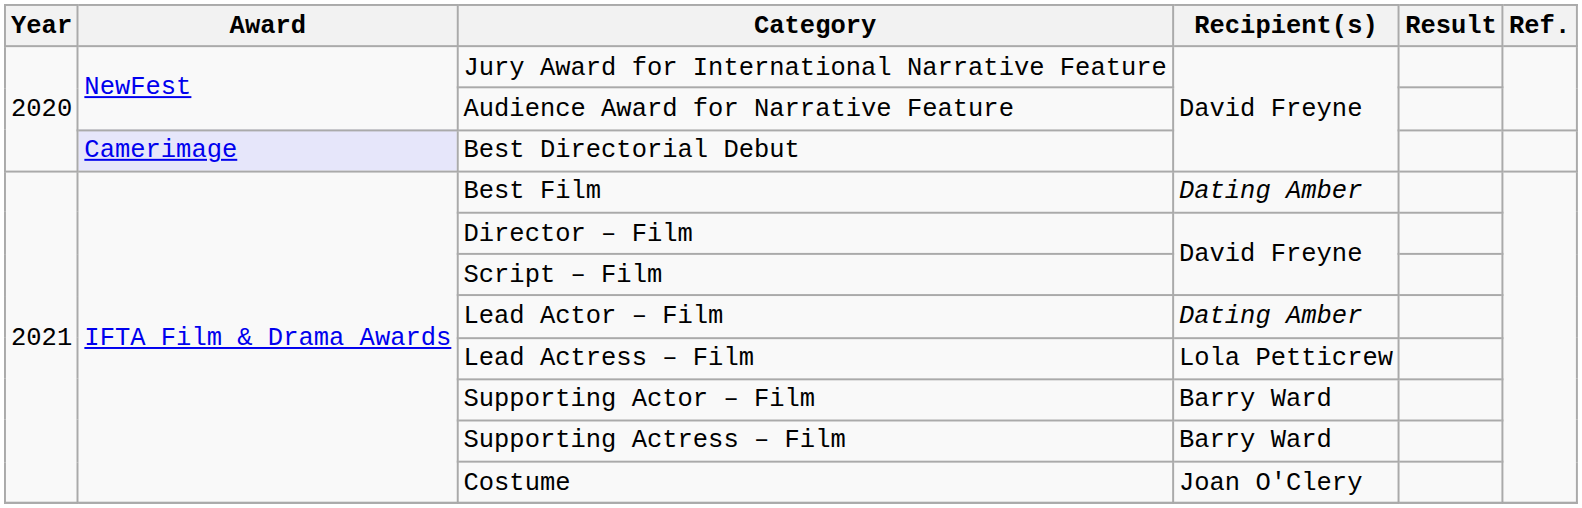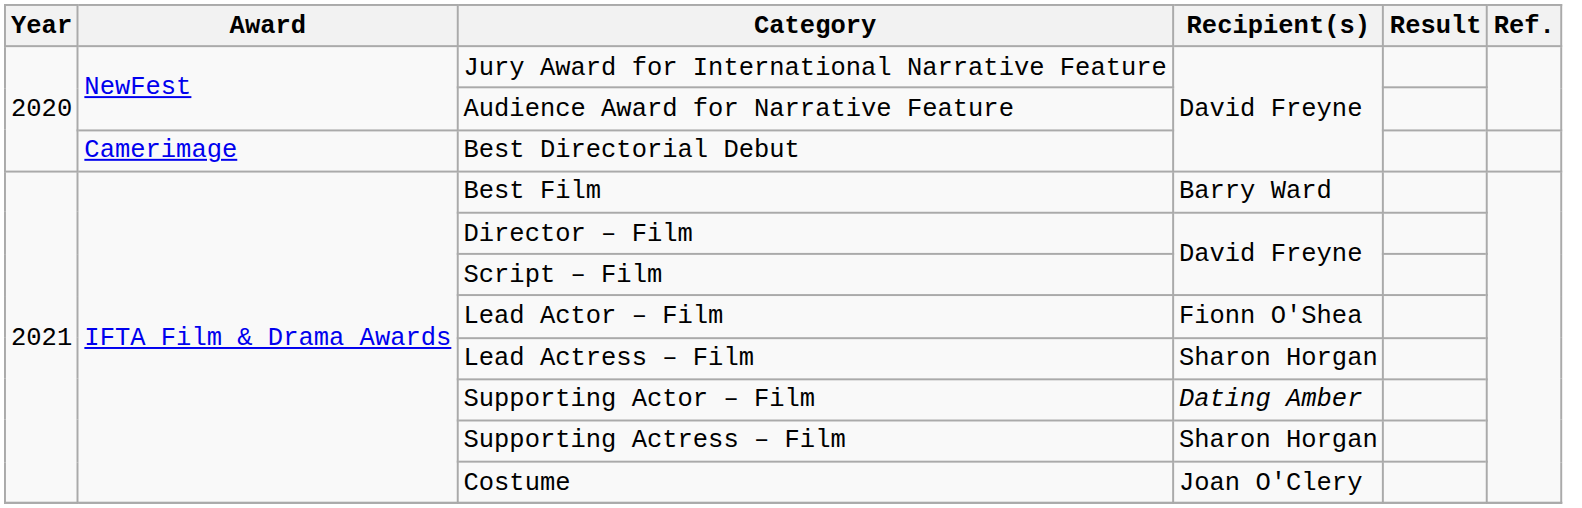(161, 150) lavender background -> (161, 150) no background
(1271, 192) Dating Amber -> (1255, 192) Barry Ward
(1271, 316) Dating Amber -> (1271, 316) Fionn O'Shea
(1286, 358) Lola Petticrew -> (1278, 358) Sharon Horgan
(1255, 399) Barry Ward -> (1271, 399) Dating Amber
(1255, 441) Barry Ward -> (1278, 441) Sharon Horgan
